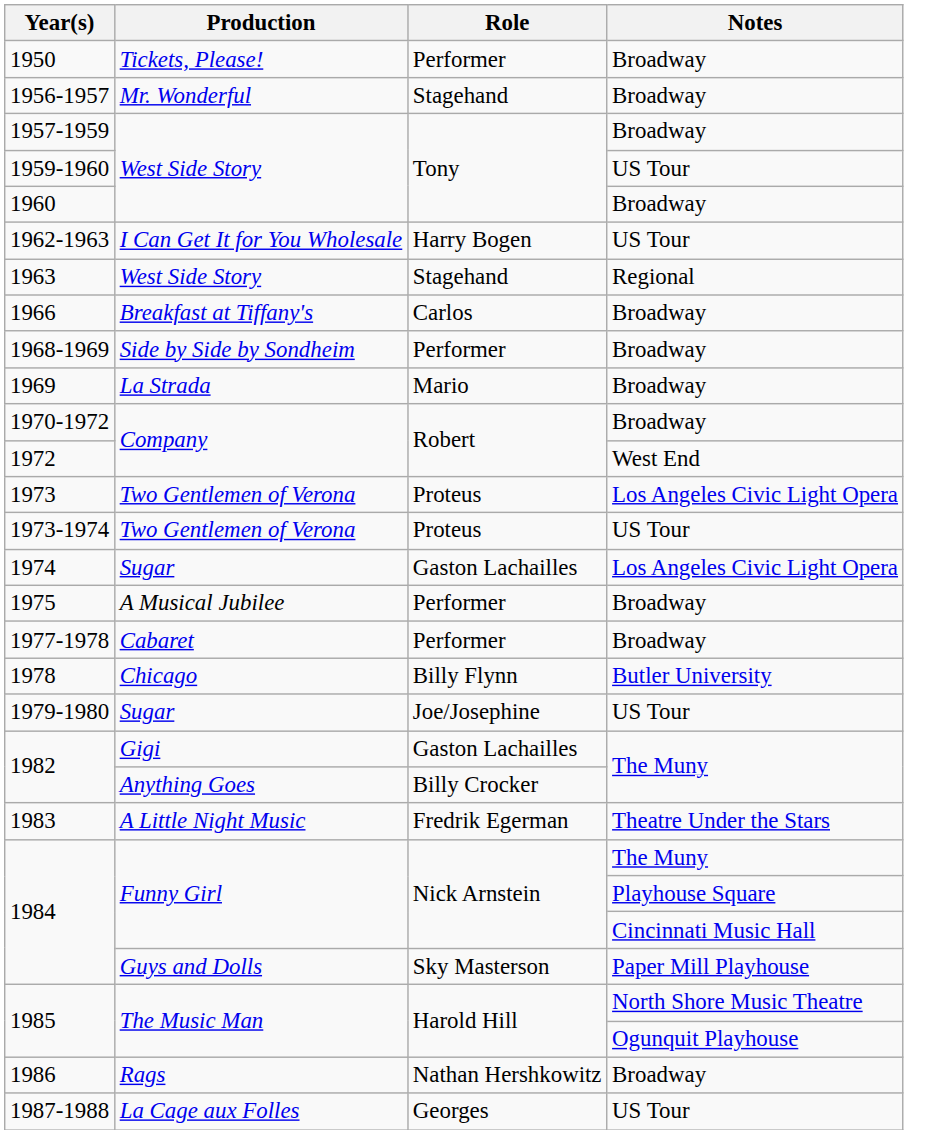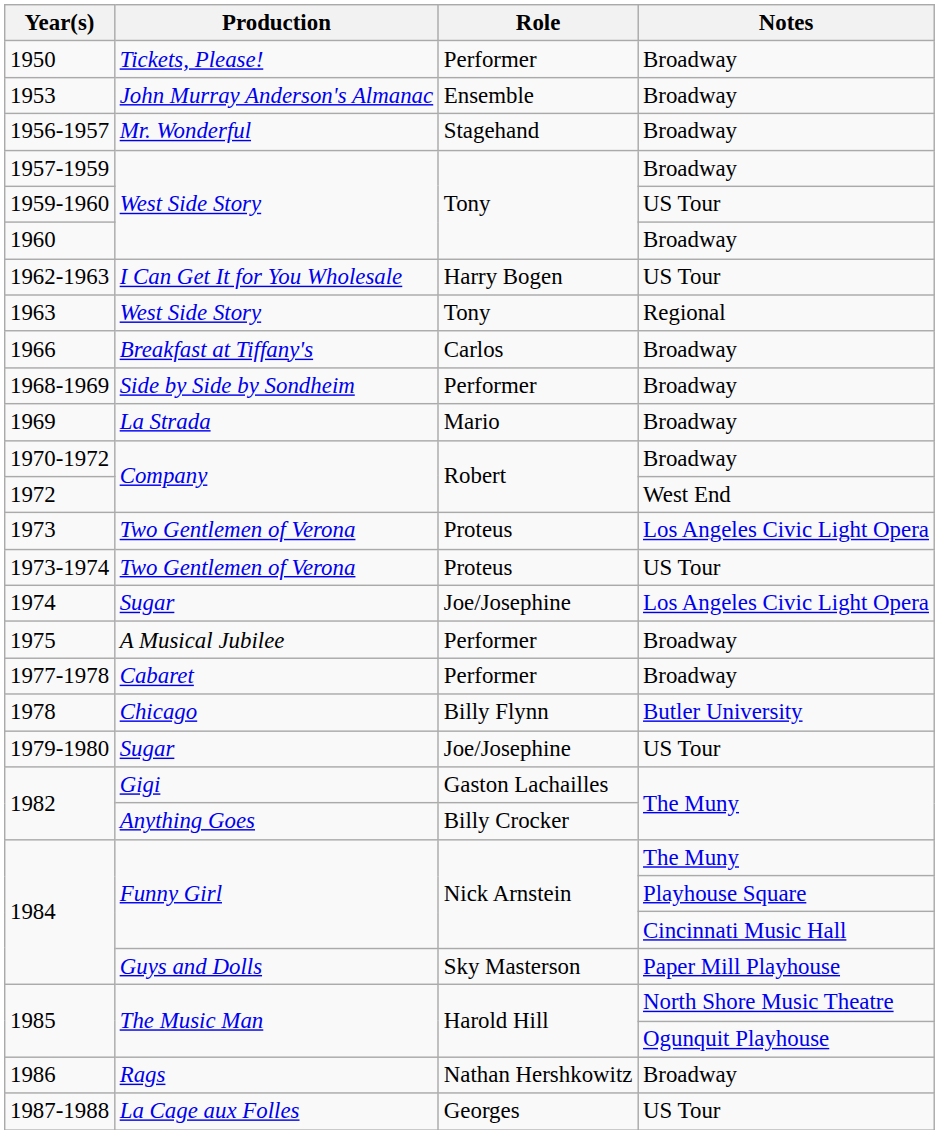+ row: (33, 95)
(460, 276) Stagehand -> (467, 312) Tony
(495, 566) Gaston Lachailles -> (507, 603) Joe/Josephine
- row: (33, 820)
